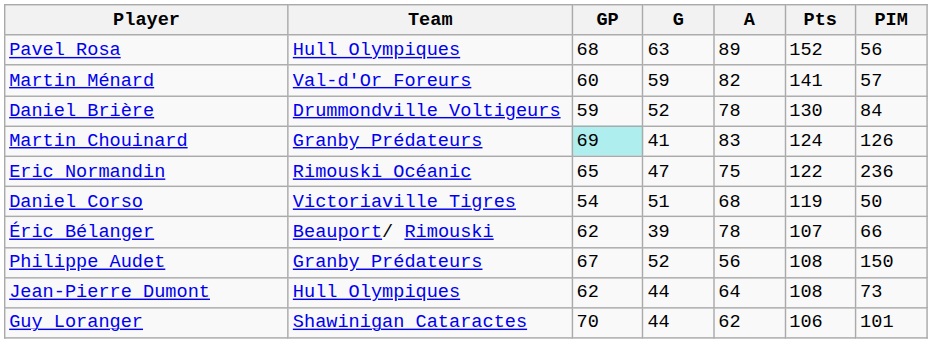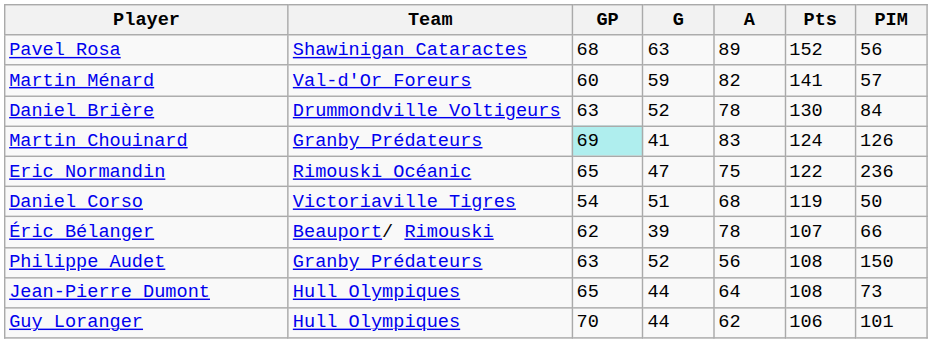(377, 50) Hull Olympiques -> (410, 50) Shawinigan Cataractes
(588, 111) 59 -> (588, 111) 63
(588, 262) 67 -> (588, 262) 63
(588, 293) 62 -> (588, 293) 65
(410, 323) Shawinigan Cataractes -> (377, 323) Hull Olympiques
